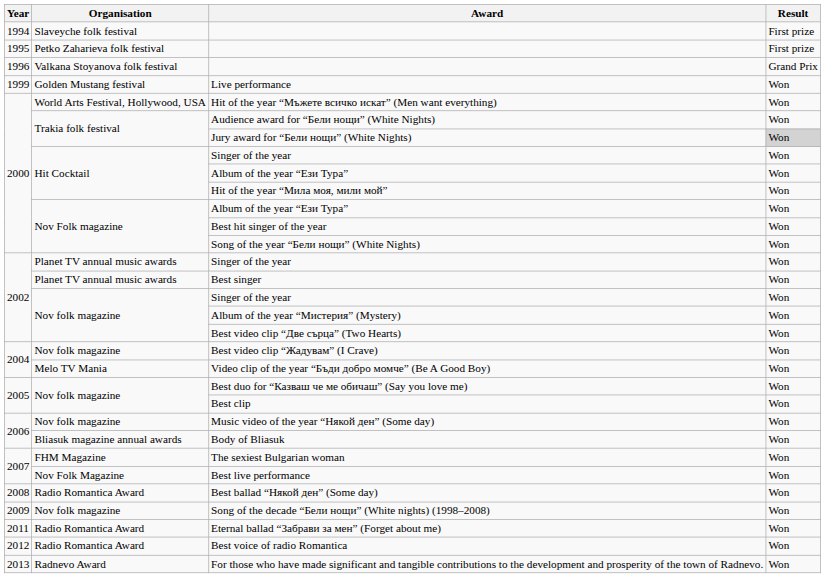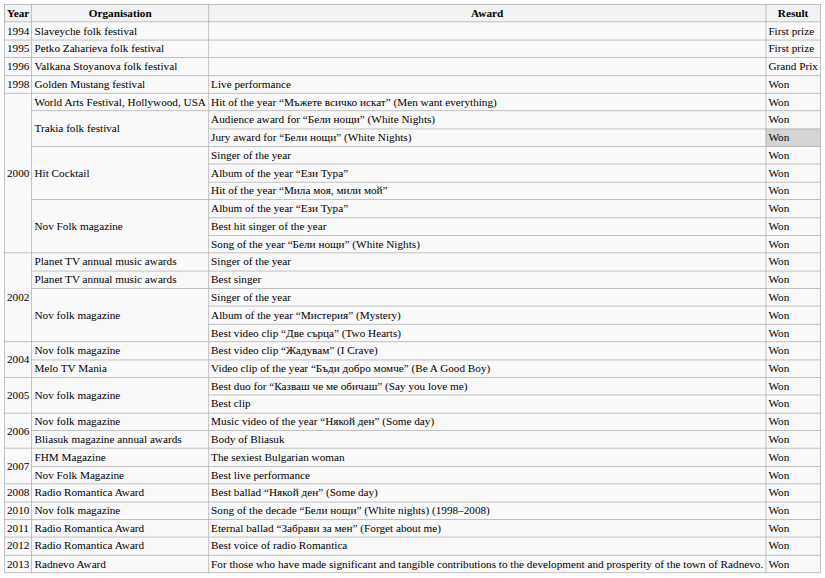(18, 84) 1999 -> (18, 84) 1998
(18, 510) 2009 -> (18, 510) 2010
